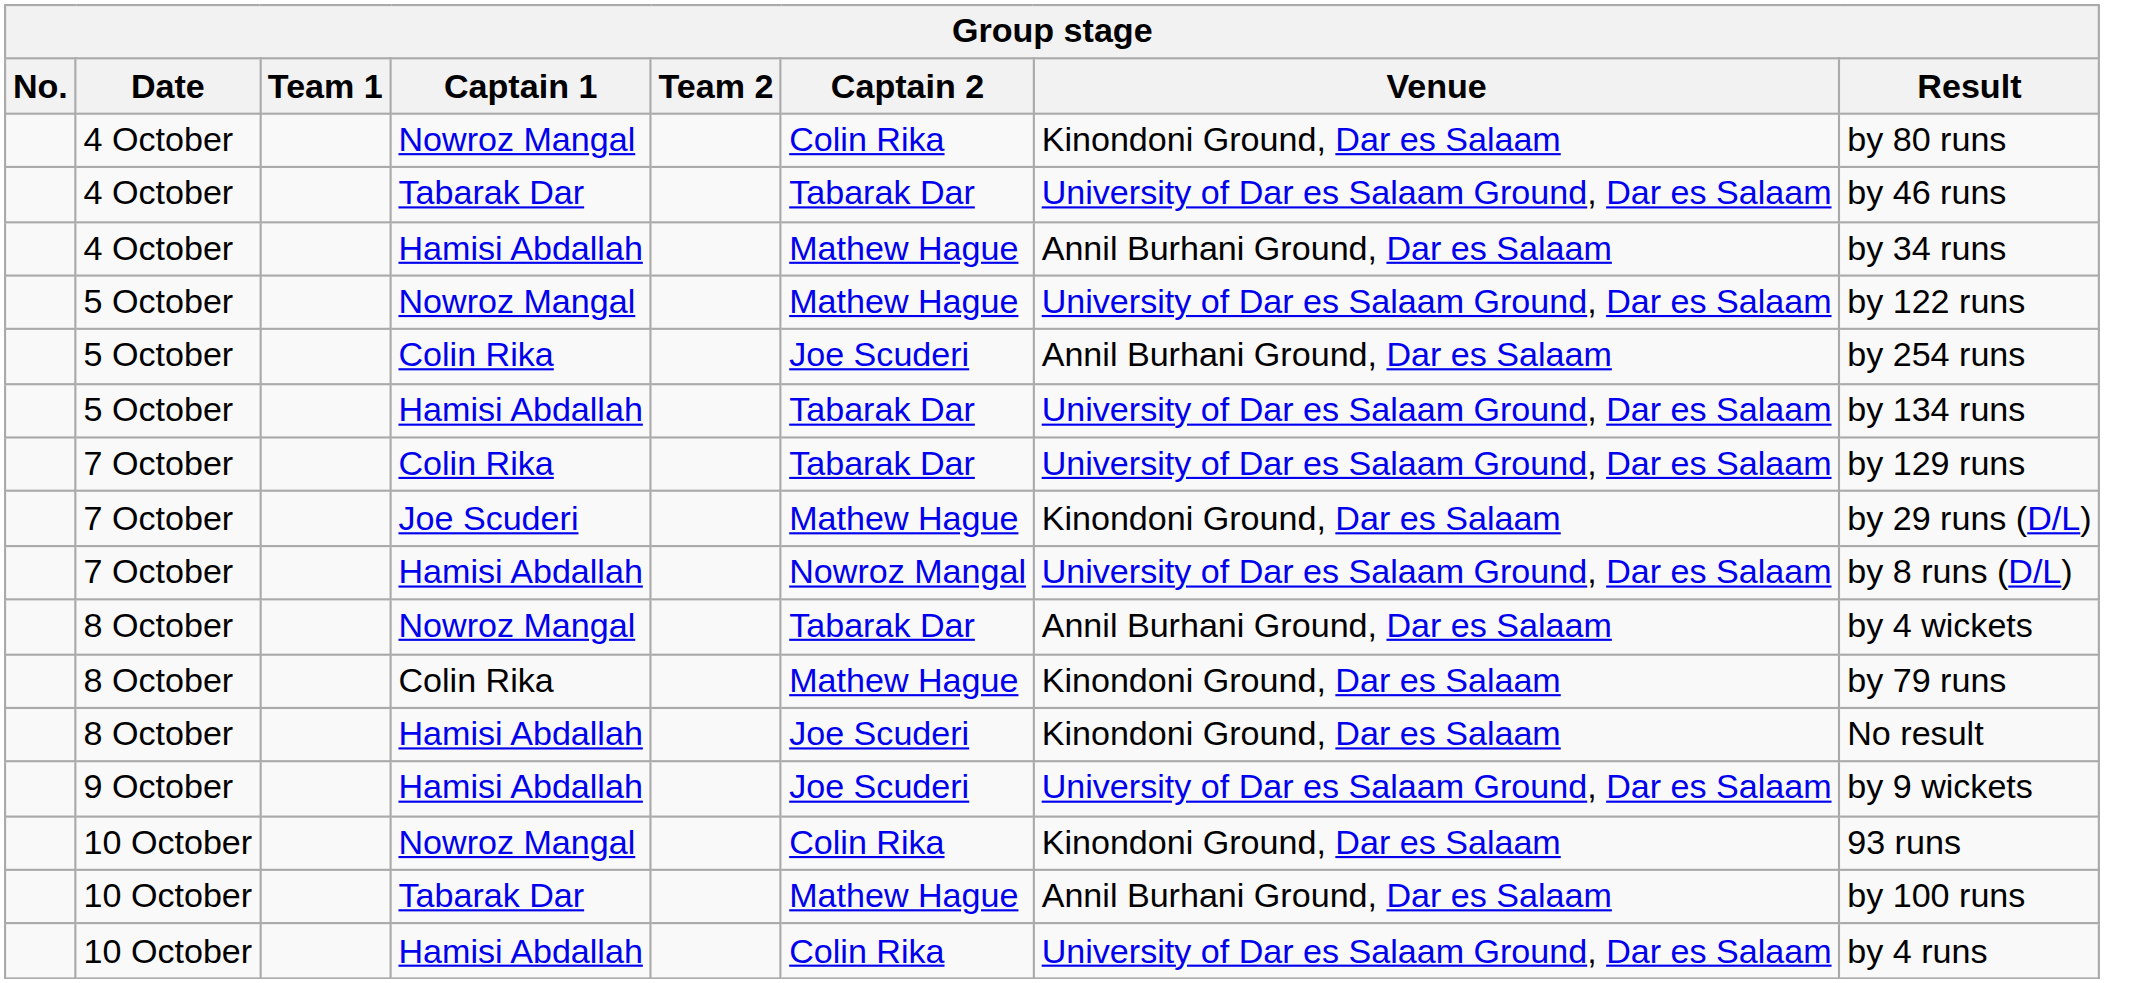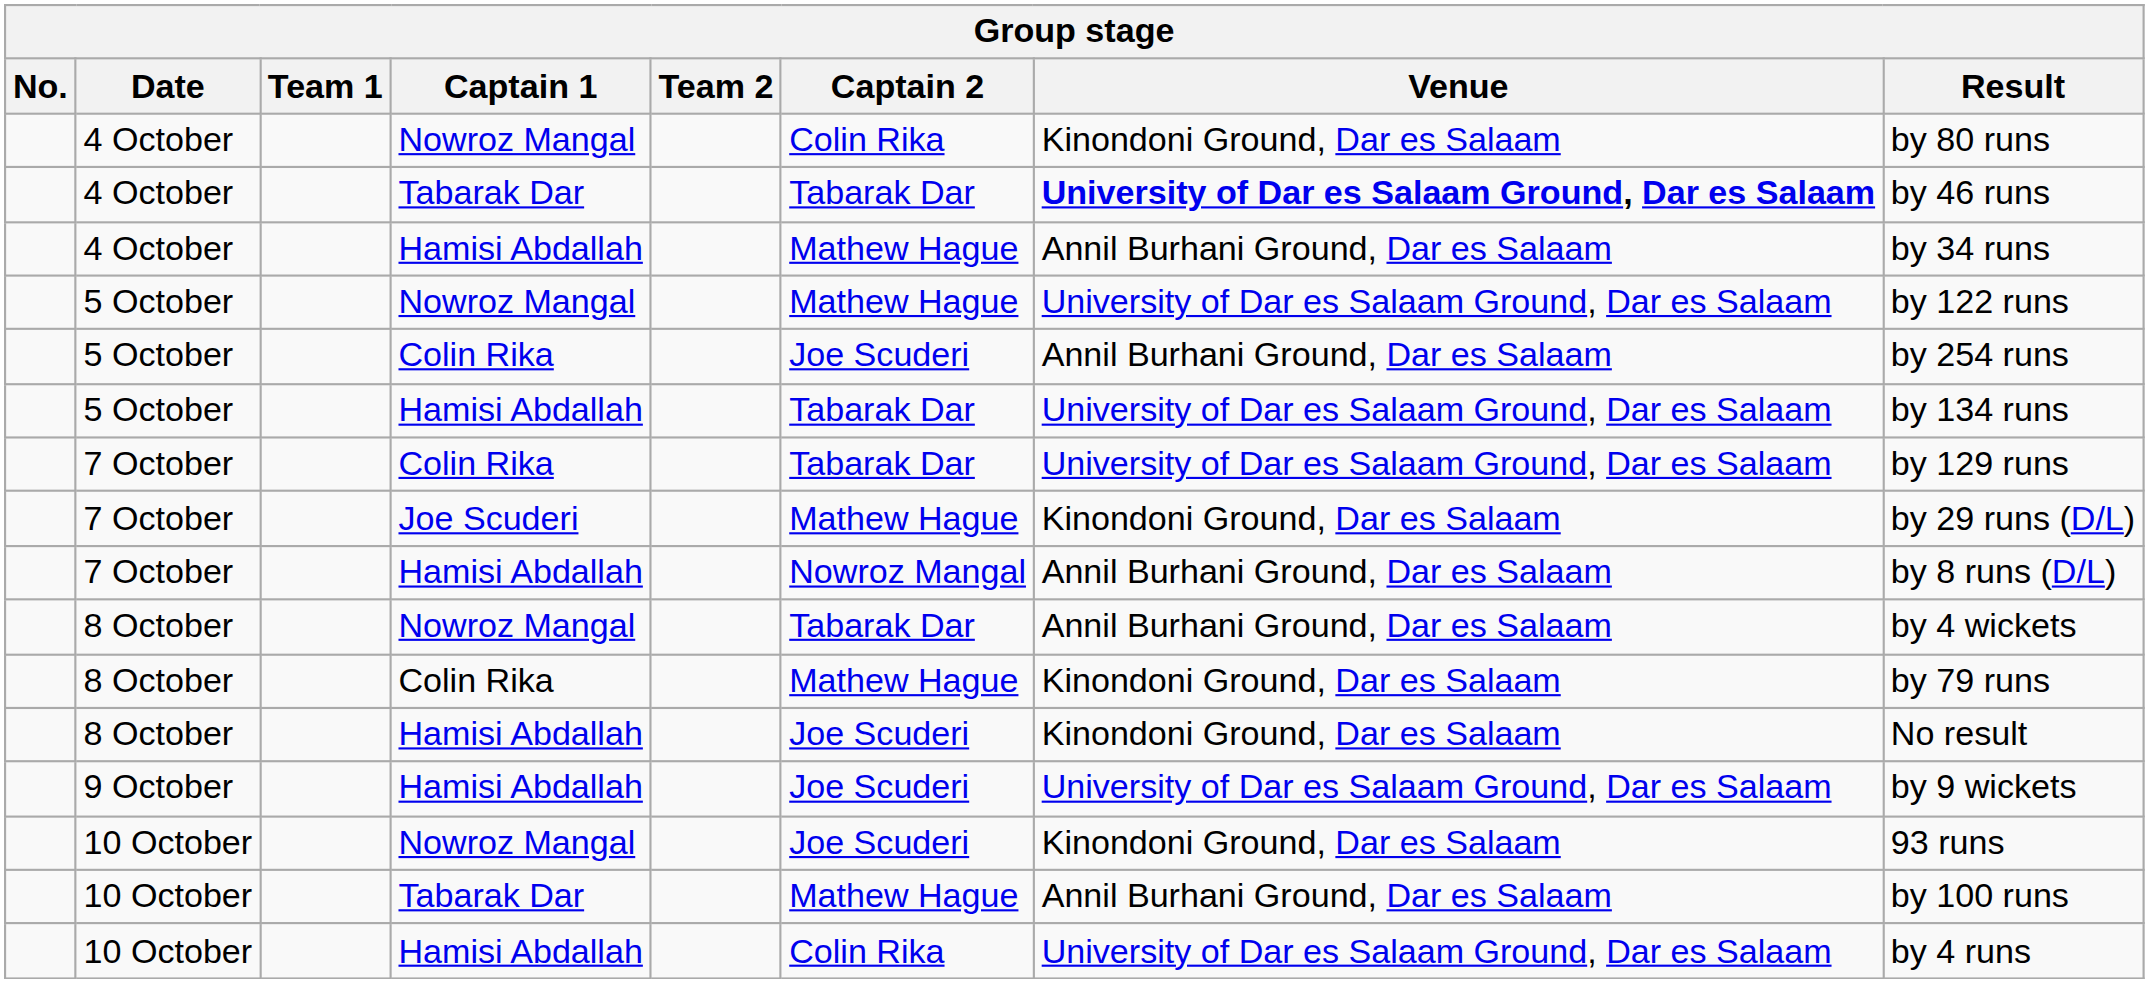(1437, 193) normal -> (1458, 193) bold
(1437, 572) University of Dar es Salaam Ground, Dar es Salaam -> (1327, 572) Annil Burhani Ground, Dar es Salaam
(867, 842) Colin Rika -> (879, 842) Joe Scuderi
